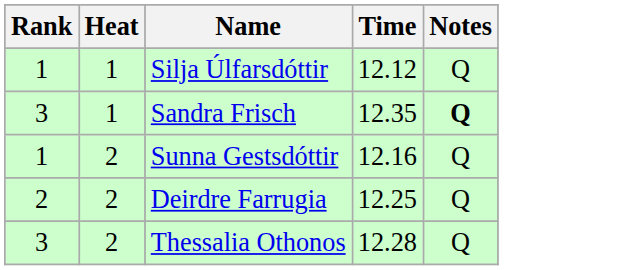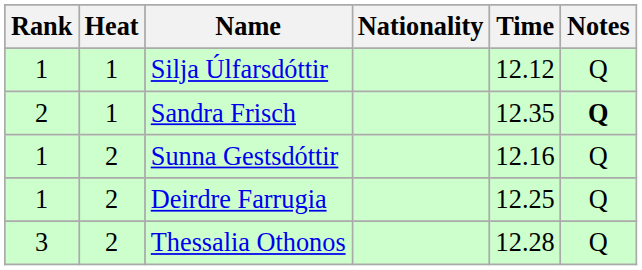+ column: (421, 26)
(42, 113) 3 -> (42, 113) 2
(42, 199) 2 -> (42, 199) 1
